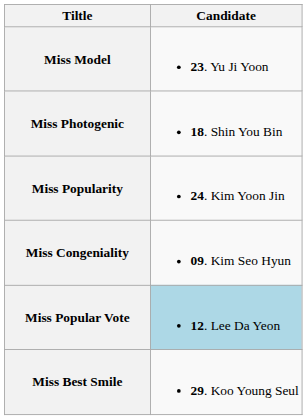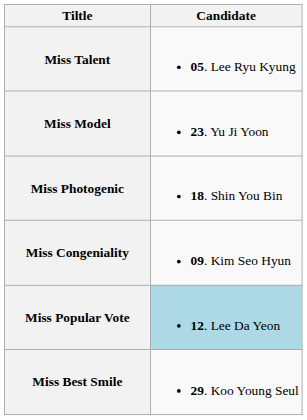+ row: (77, 59)
- row: (77, 188)
